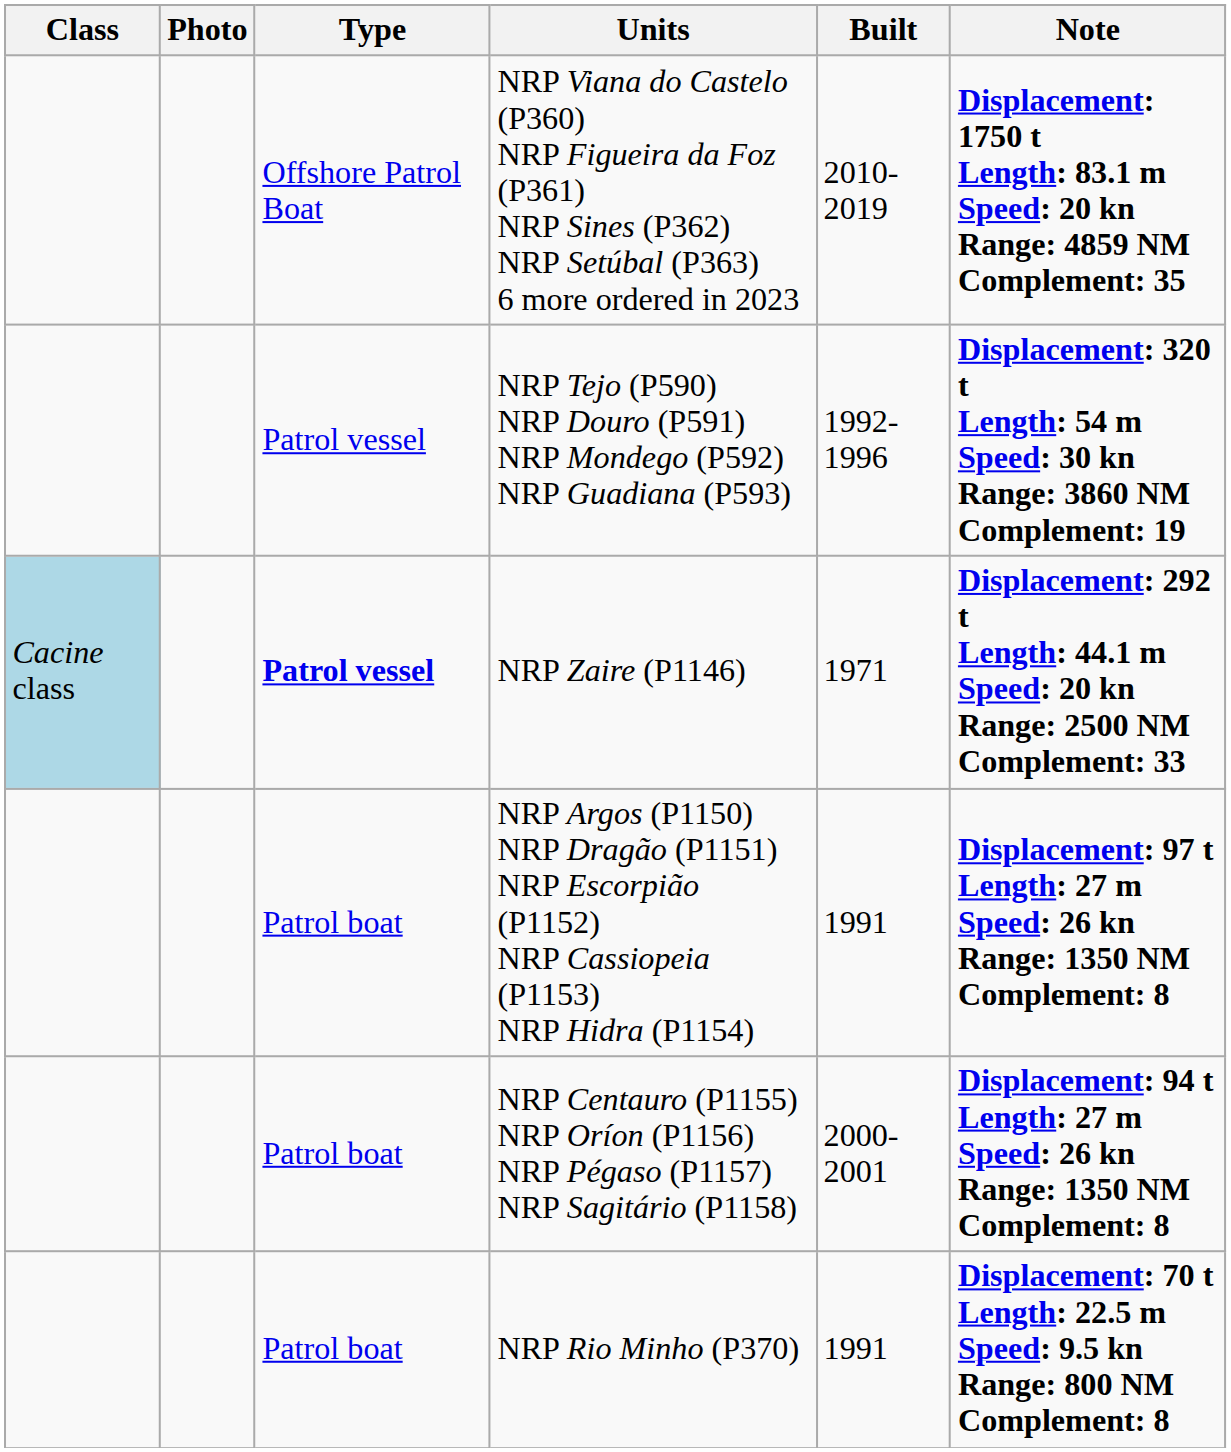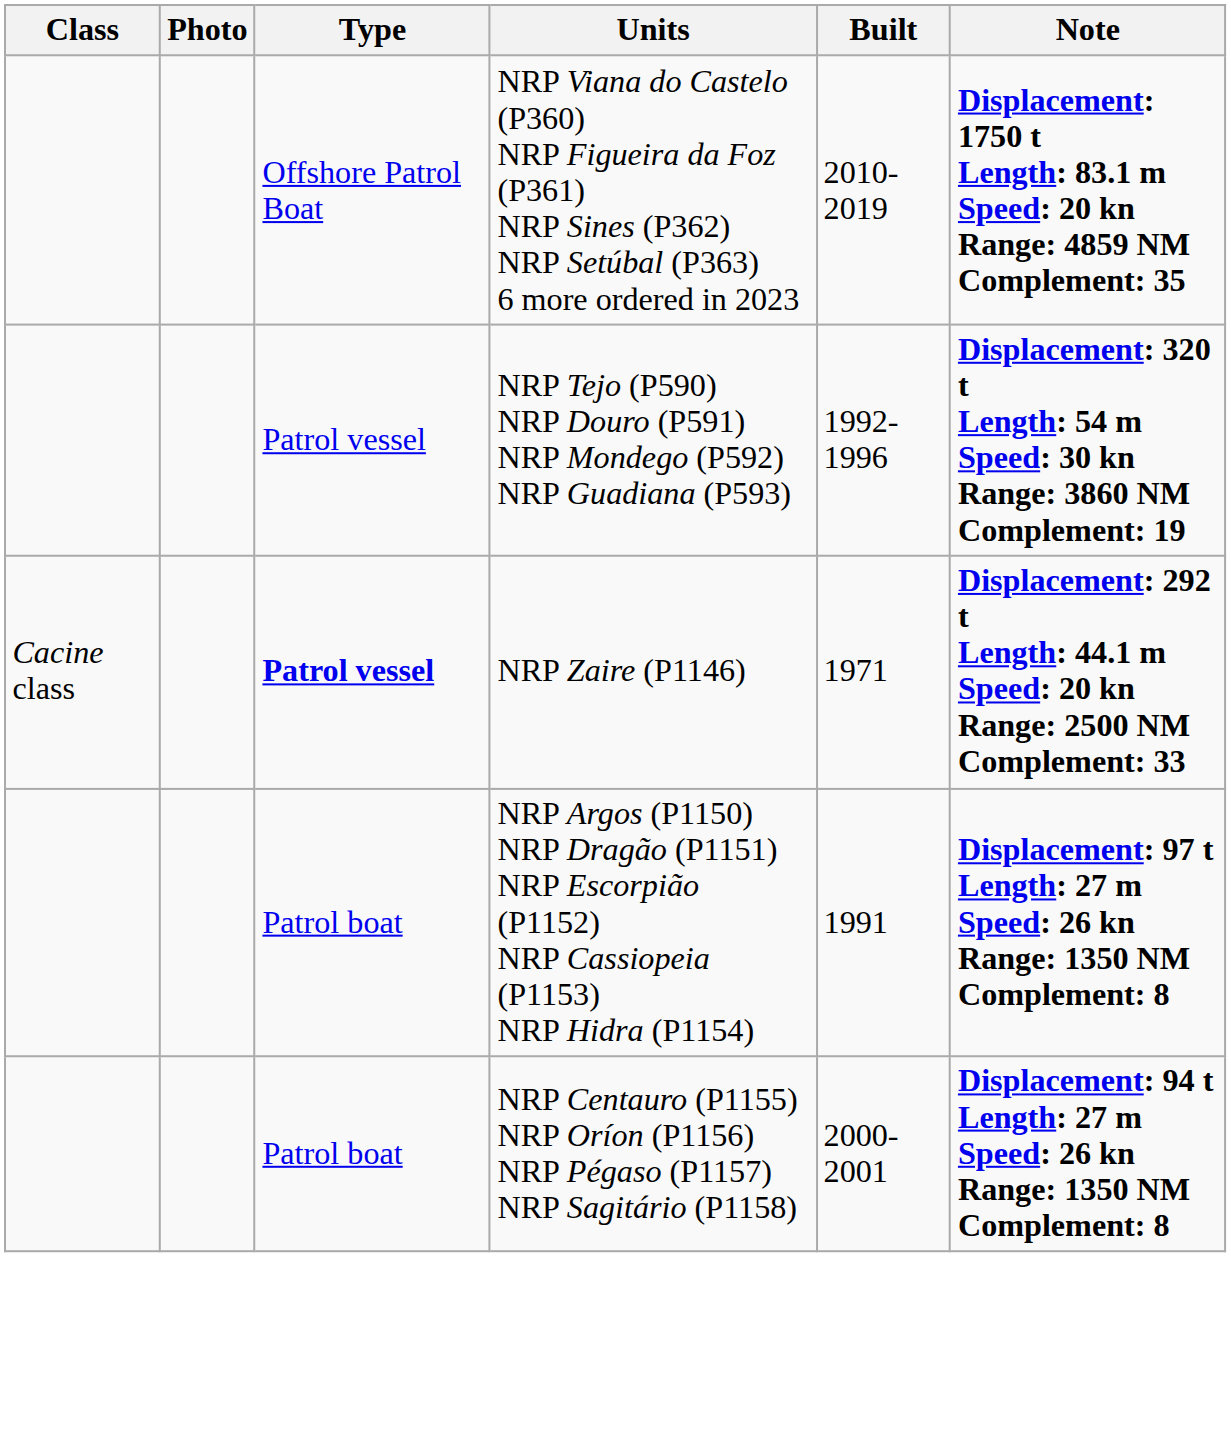(58, 671) lightblue background -> (58, 671) no background
- row: (648, 1349)
